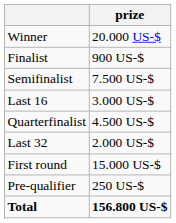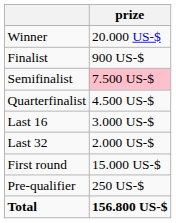(123, 79) no background -> (123, 79) pink background
rows swapped: (47, 121) <-> (27, 100)
